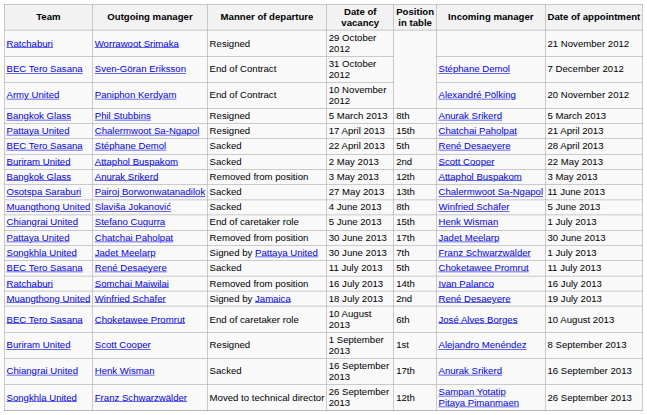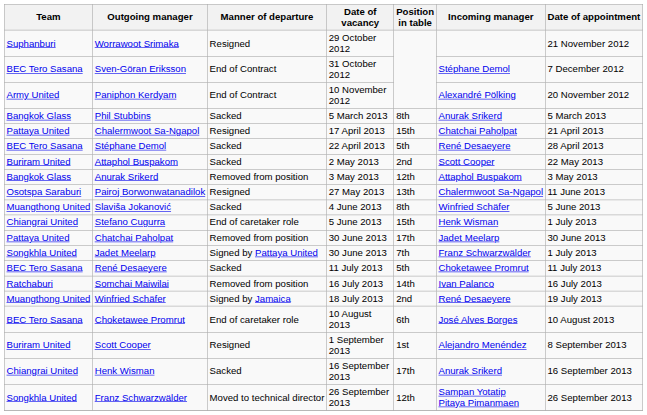(30, 43) Ratchaburi -> (31, 43) Suphanburi
(230, 116) Resigned -> (226, 116) Sacked
(226, 192) Sacked -> (230, 192) Resigned
